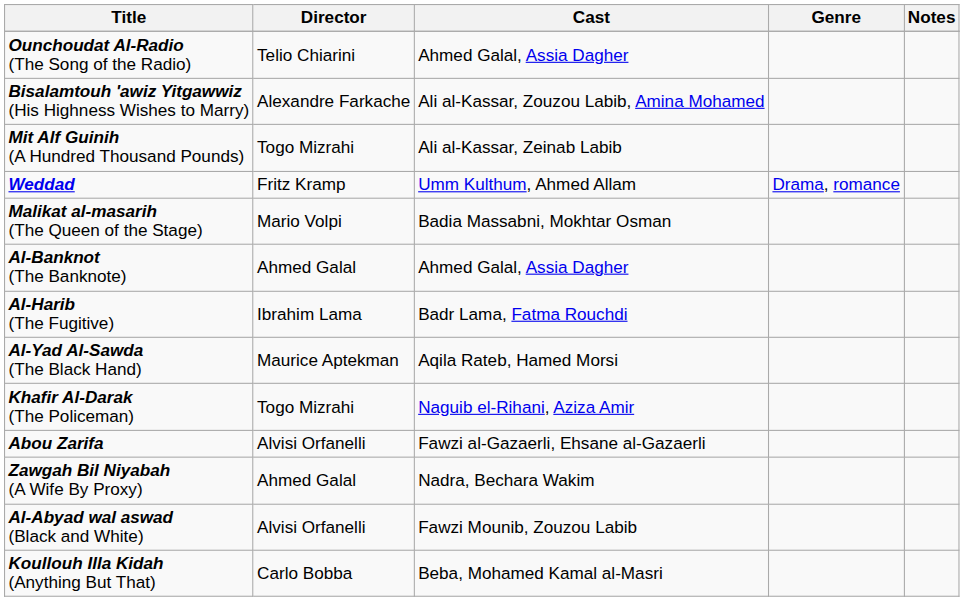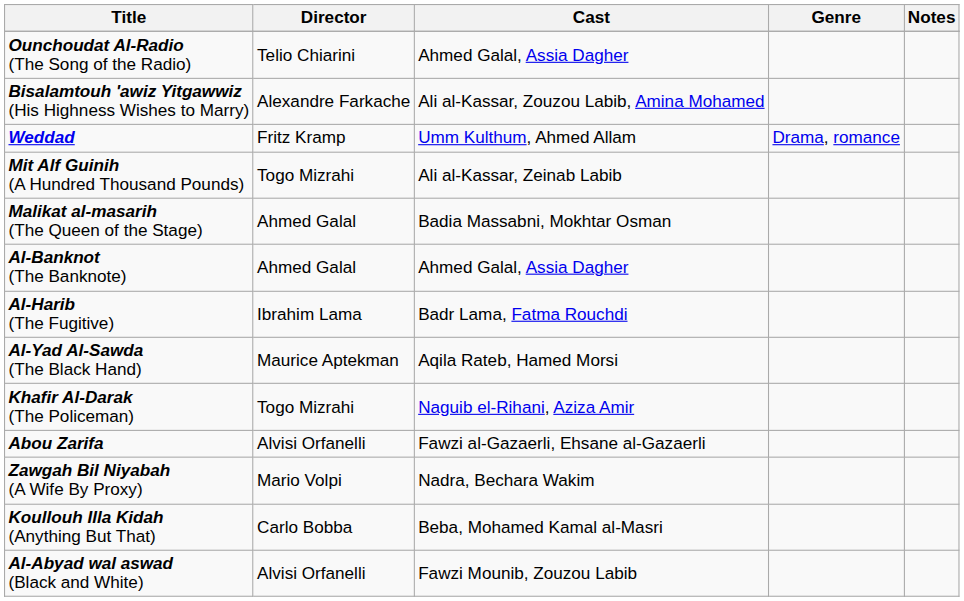rows swapped: (42, 184) <-> (126, 147)
(299, 221) Mario Volpi -> (307, 221) Ahmed Galal
(307, 480) Ahmed Galal -> (299, 480) Mario Volpi
rows swapped: (91, 526) <-> (86, 573)
